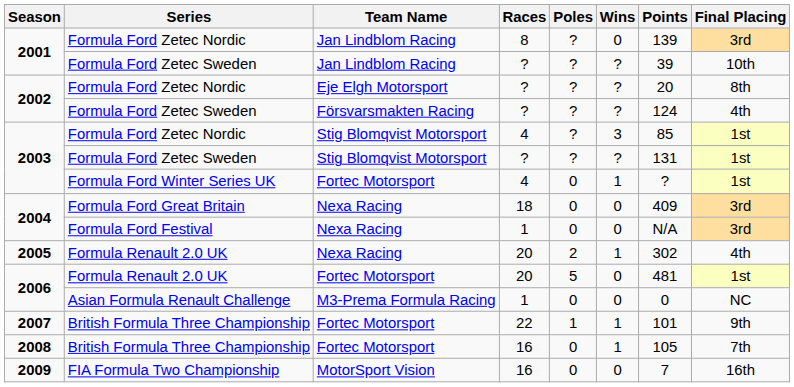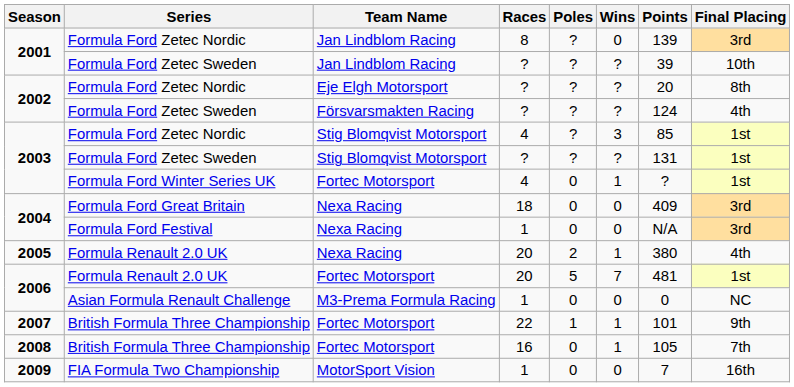(665, 252) 302 -> (665, 252) 380
(618, 276) 0 -> (618, 276) 7
(524, 370) 16 -> (524, 370) 1
